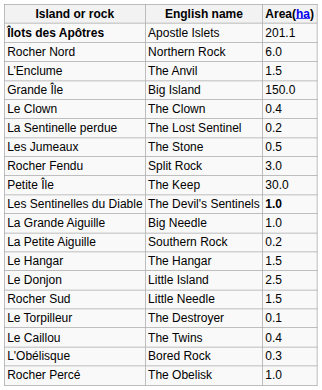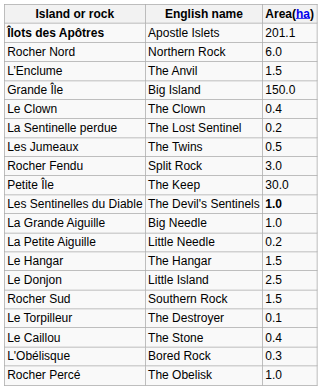(176, 147) The Stone -> (175, 147) The Twins
(188, 242) Southern Rock -> (181, 242) Little Needle
(181, 299) Little Needle -> (188, 299) Southern Rock
(175, 337) The Twins -> (176, 337) The Stone
